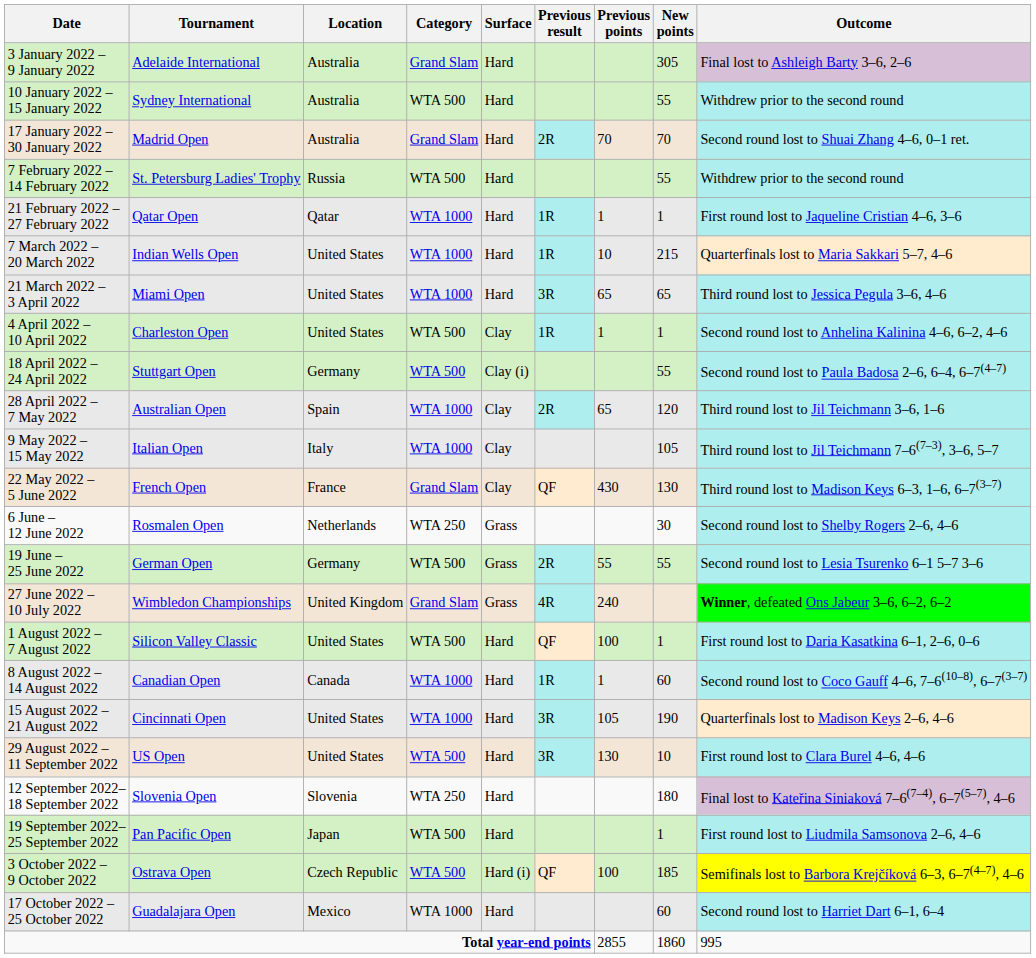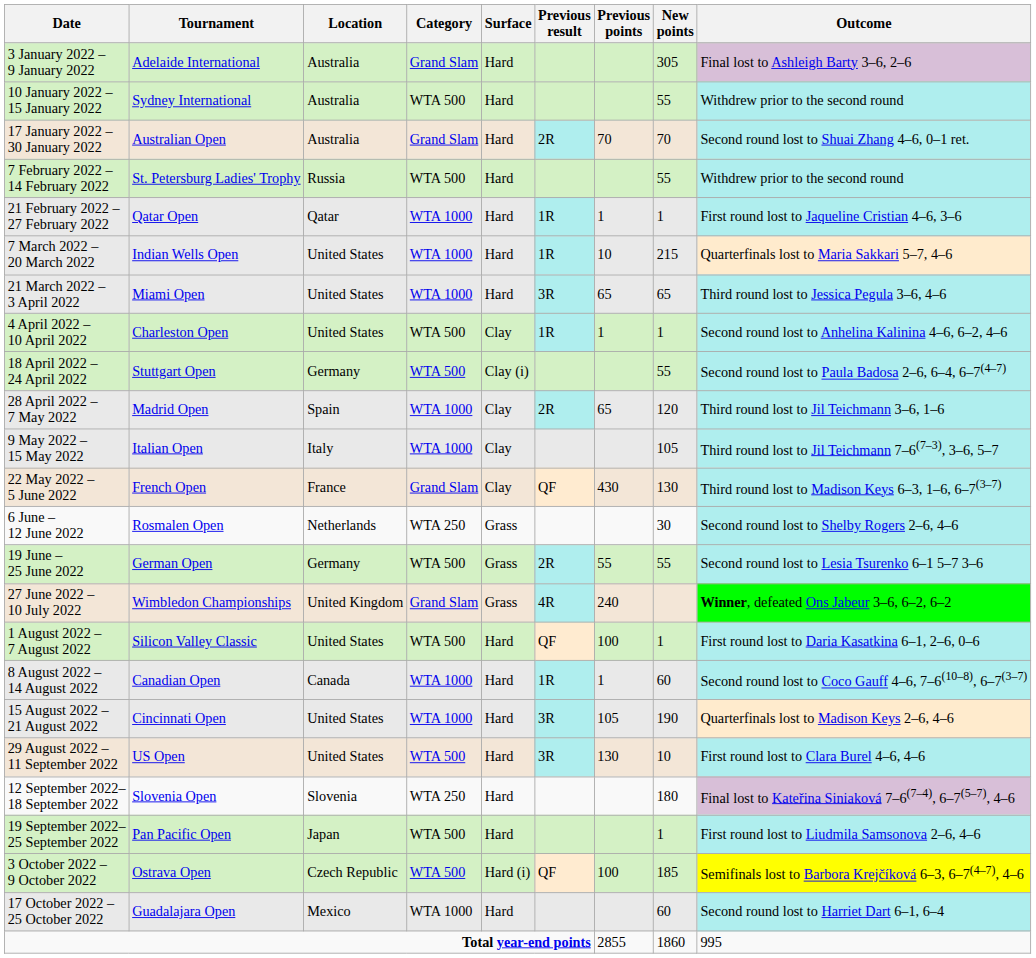(170, 139) Madrid Open -> (179, 139) Australian Open
(179, 409) Australian Open -> (170, 409) Madrid Open
